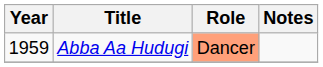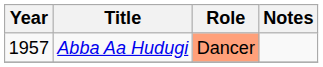(29, 47) 1959 -> (29, 47) 1957
